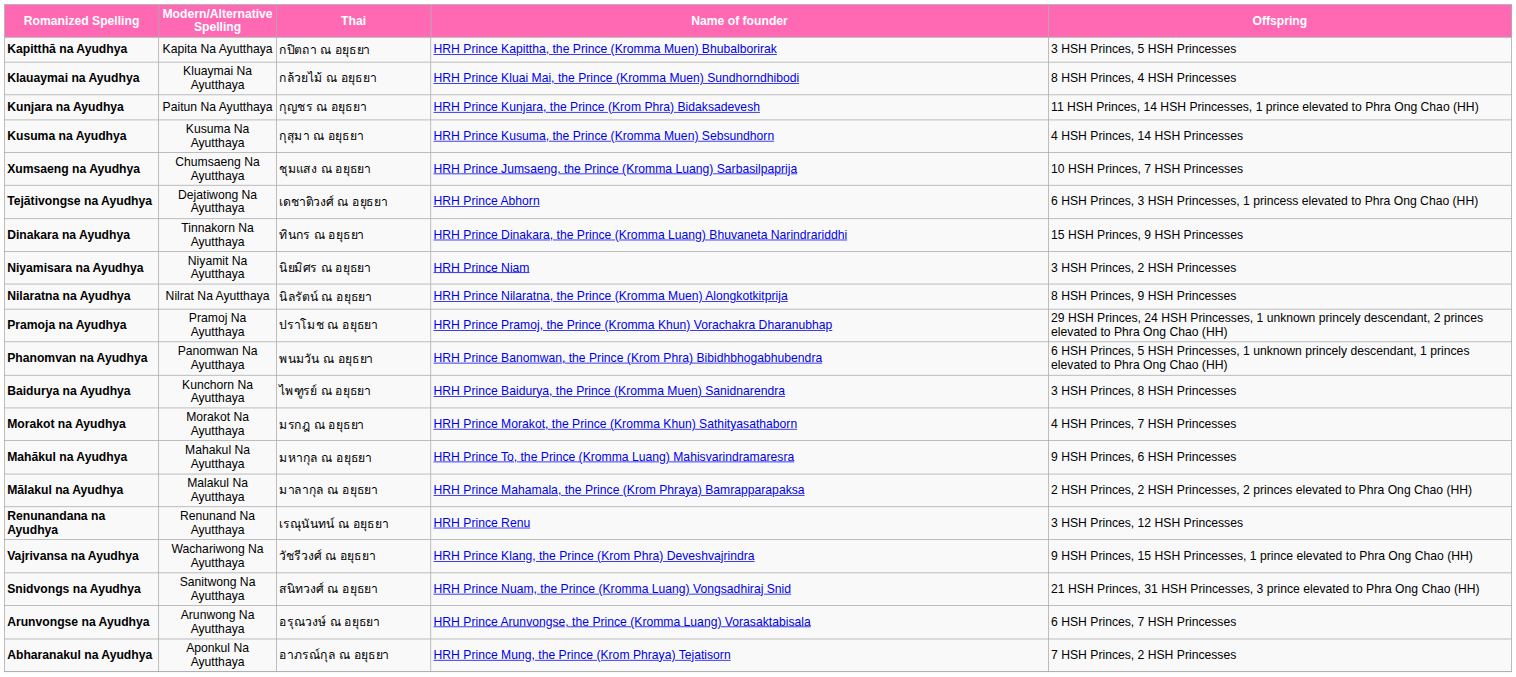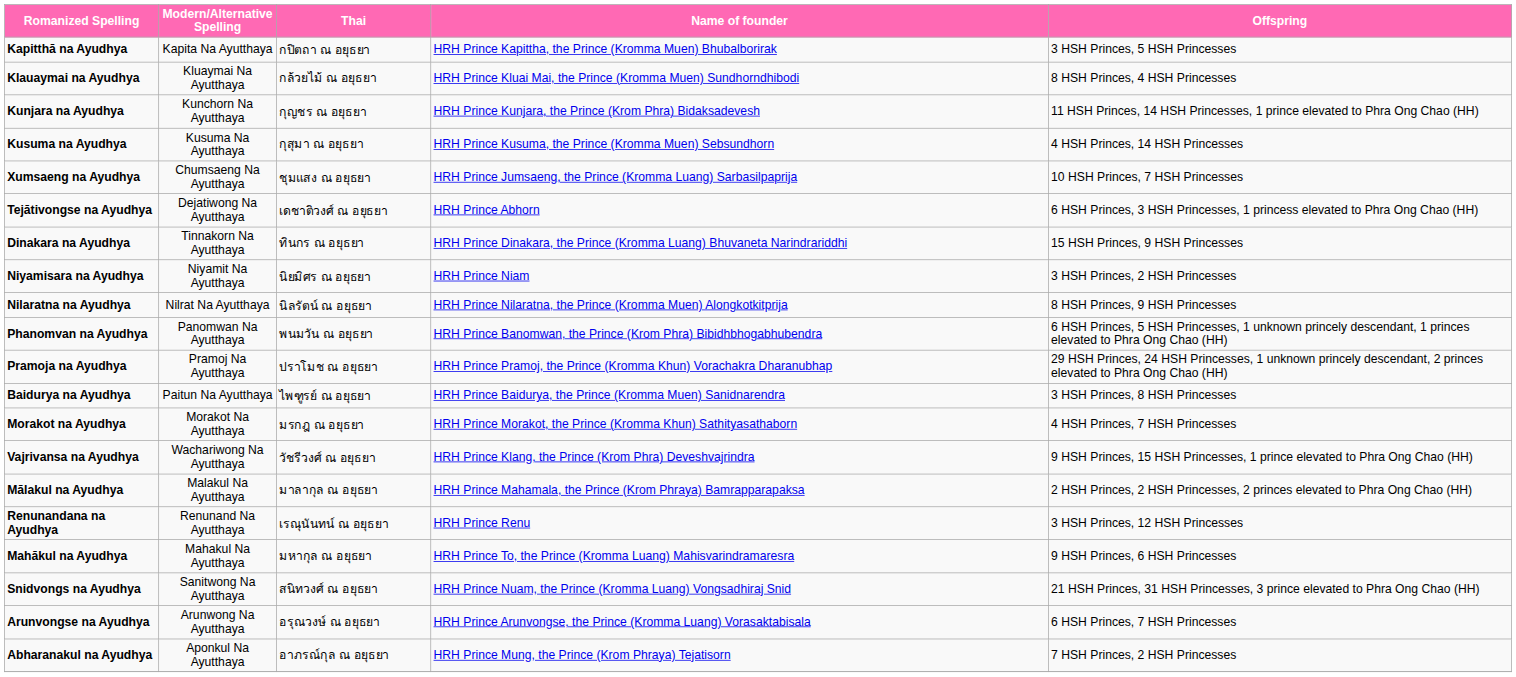(218, 107) Paitun Na Ayutthaya -> (218, 111) Kunchorn Na Ayutthaya
rows swapped: (67, 325) <-> (77, 358)
(218, 391) Kunchorn Na Ayutthaya -> (218, 395) Paitun Na Ayutthaya
rows swapped: (67, 457) <-> (73, 556)
